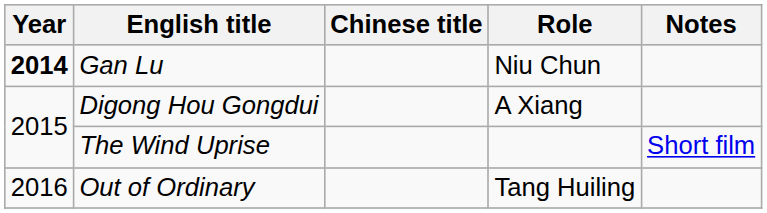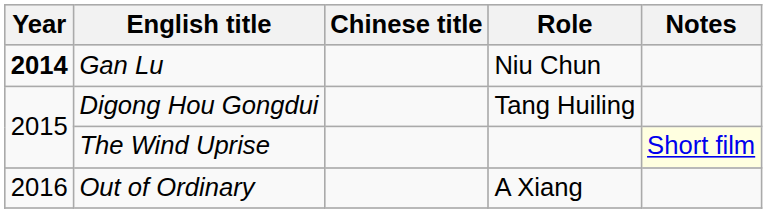(538, 106) A Xiang -> (565, 106) Tang Huiling
(701, 146) no background -> (701, 146) lightyellow background
(565, 187) Tang Huiling -> (538, 187) A Xiang
